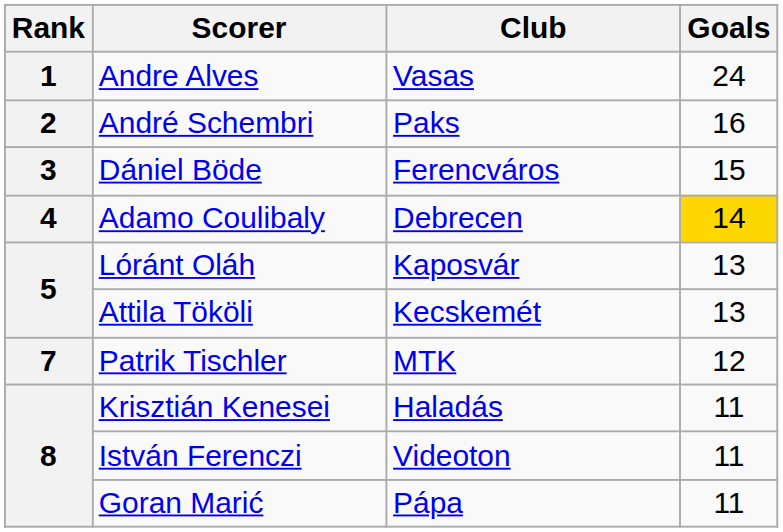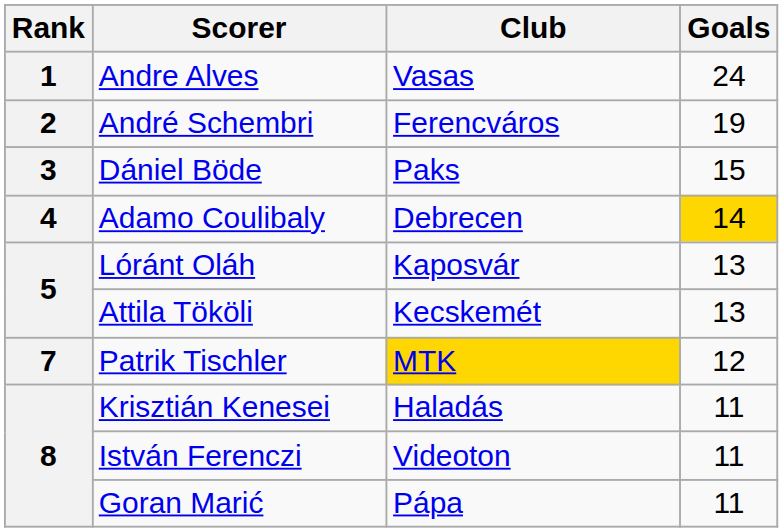(426, 123) Paks -> (476, 123) Ferencváros
(729, 123) 16 -> (729, 123) 19
(476, 170) Ferencváros -> (426, 170) Paks
(425, 360) no background -> (425, 360) gold background
